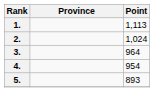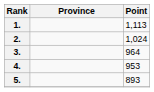(133, 66) 954 -> (133, 66) 953
